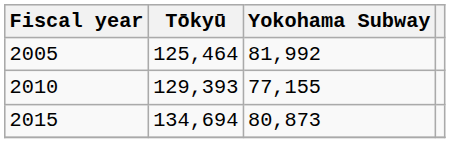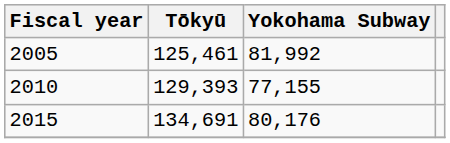(196, 54) 125,464 -> (196, 54) 125,461
(196, 120) 134,694 -> (196, 120) 134,691
(285, 120) 80,873 -> (285, 120) 80,176
